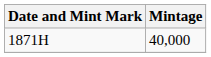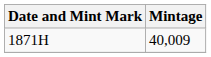(170, 40) 40,000 -> (170, 40) 40,009
